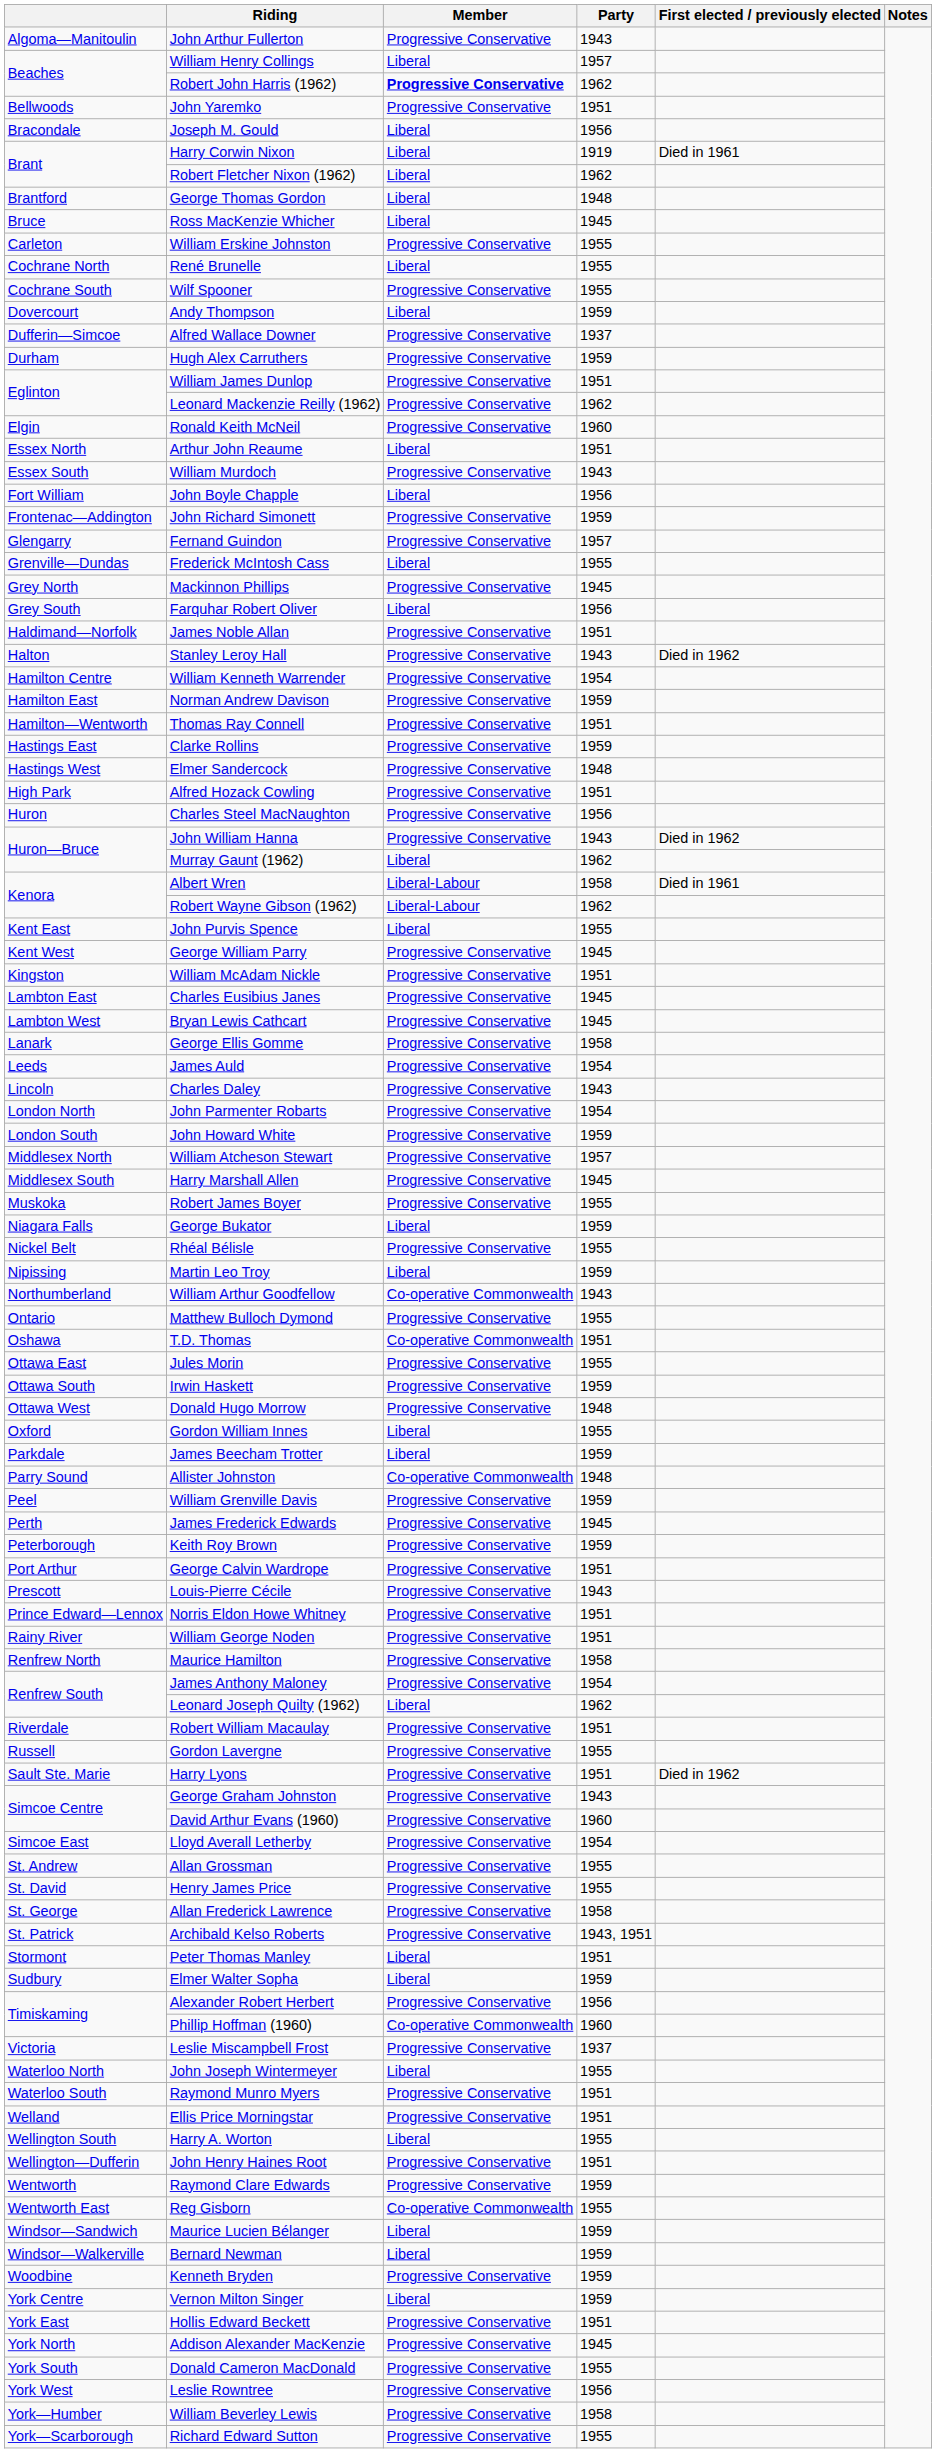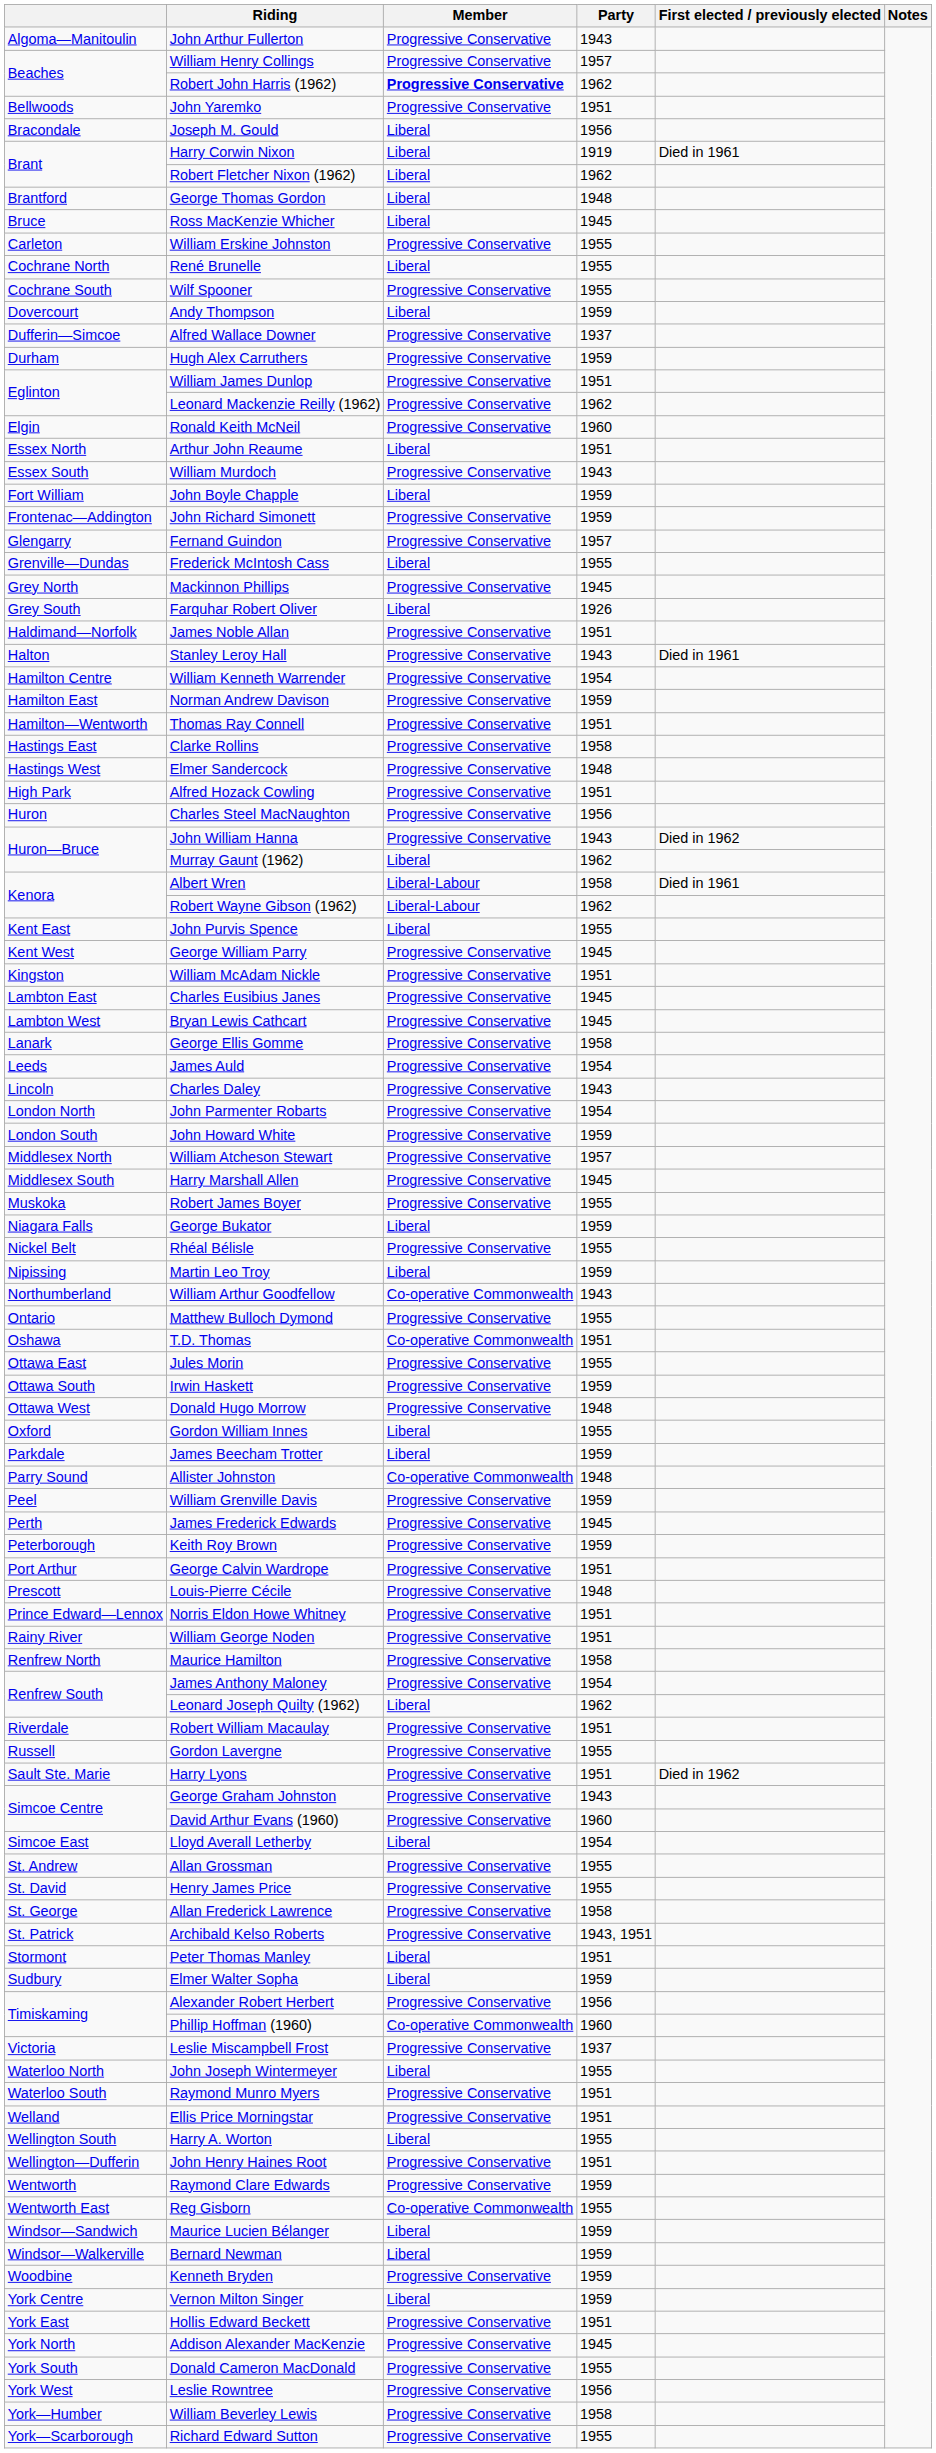(408, 61) Liberal -> (469, 61) Progressive Conservative
(596, 495) 1956 -> (596, 495) 1959
(596, 609) 1956 -> (596, 609) 1926
(699, 655) Died in 1962 -> (699, 655) Died in 1961
(596, 746) 1959 -> (596, 746) 1958
(596, 1591) 1943 -> (596, 1591) 1948
(469, 1842) Progressive Conservative -> (408, 1842) Liberal
